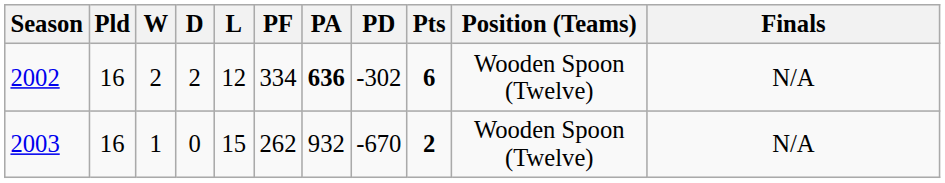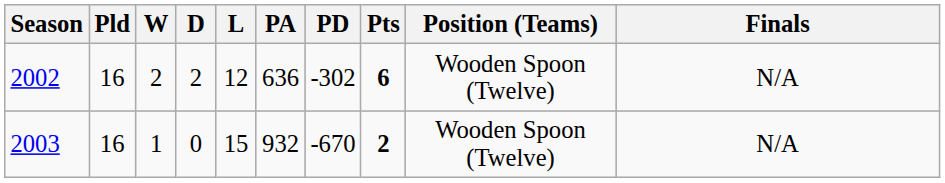- column: (278, 24)
(326, 76) bold -> (281, 76) normal
